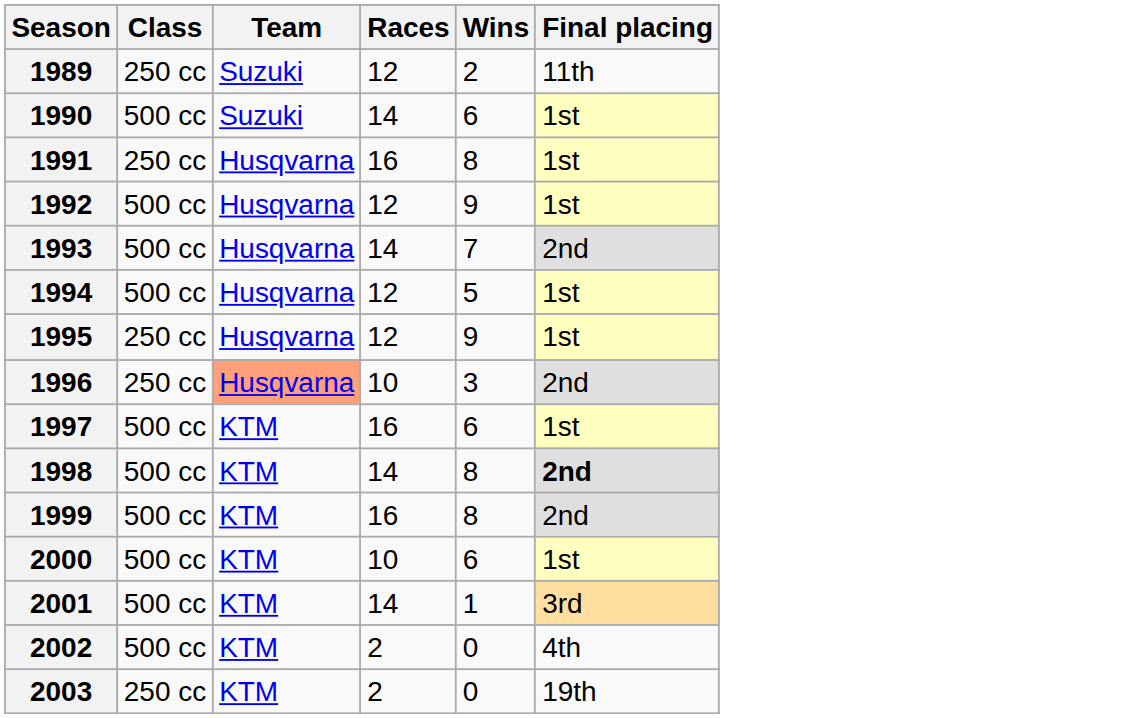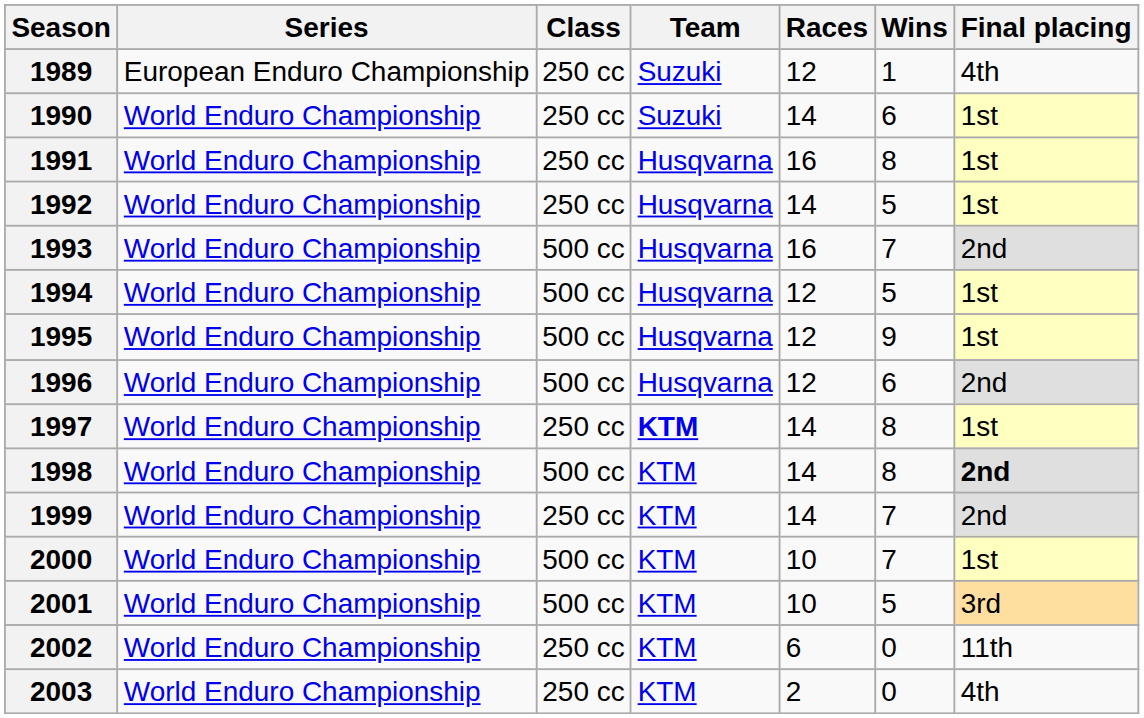+ column: (327, 27)
(470, 72) 2 -> (889, 72) 1
(568, 72) 11th -> (980, 72) 4th
(165, 116) 500 cc -> (583, 116) 250 cc
(165, 204) 500 cc -> (583, 204) 250 cc
(383, 204) 12 -> (801, 204) 14
(470, 204) 9 -> (889, 204) 5
(383, 249) 14 -> (801, 249) 16
(165, 337) 250 cc -> (583, 337) 500 cc
(165, 381) 250 cc -> (583, 381) 500 cc
(287, 381) lightsalmon background -> (705, 381) no background
(383, 381) 10 -> (801, 381) 12
(470, 381) 3 -> (889, 381) 6
(165, 426) 500 cc -> (583, 426) 250 cc
(249, 426) normal -> (668, 426) bold
(383, 426) 16 -> (801, 426) 14
(470, 426) 6 -> (889, 426) 8
(165, 514) 500 cc -> (583, 514) 250 cc
(383, 514) 16 -> (801, 514) 14
(470, 514) 8 -> (889, 514) 7
(470, 559) 6 -> (889, 559) 7
(383, 603) 14 -> (801, 603) 10
(470, 603) 1 -> (889, 603) 5
(165, 647) 500 cc -> (583, 647) 250 cc
(375, 647) 2 -> (794, 647) 6
(562, 647) 4th -> (987, 647) 11th
(569, 691) 19th -> (980, 691) 4th
